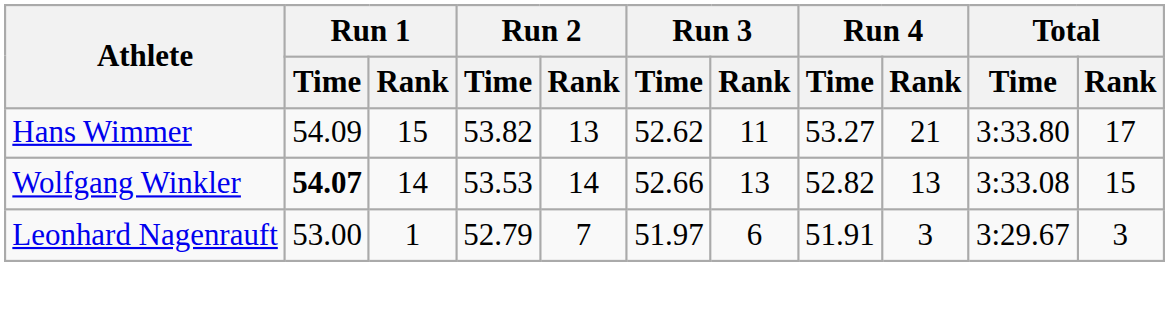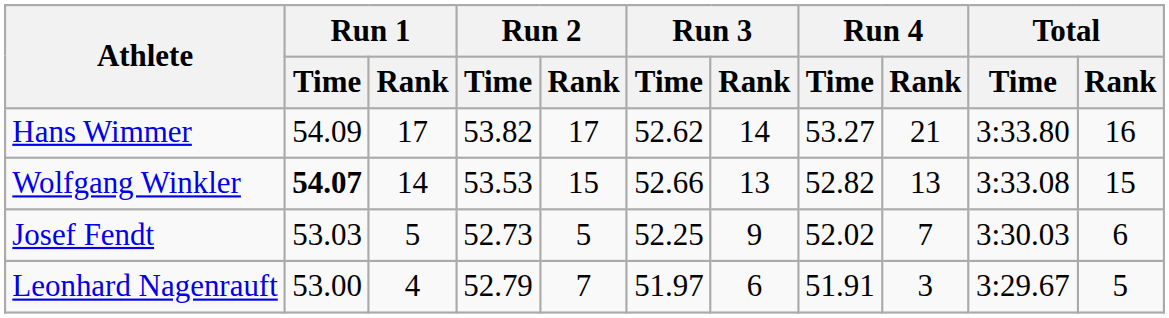(413, 132) 15 -> (413, 132) 17
(584, 132) 13 -> (584, 132) 17
(754, 132) 11 -> (754, 132) 14
(1120, 132) 17 -> (1120, 132) 16
(584, 183) 14 -> (584, 183) 15
+ row: (83, 234)
(413, 234) 1 -> (413, 285) 4
(1120, 234) 3 -> (1120, 285) 5
